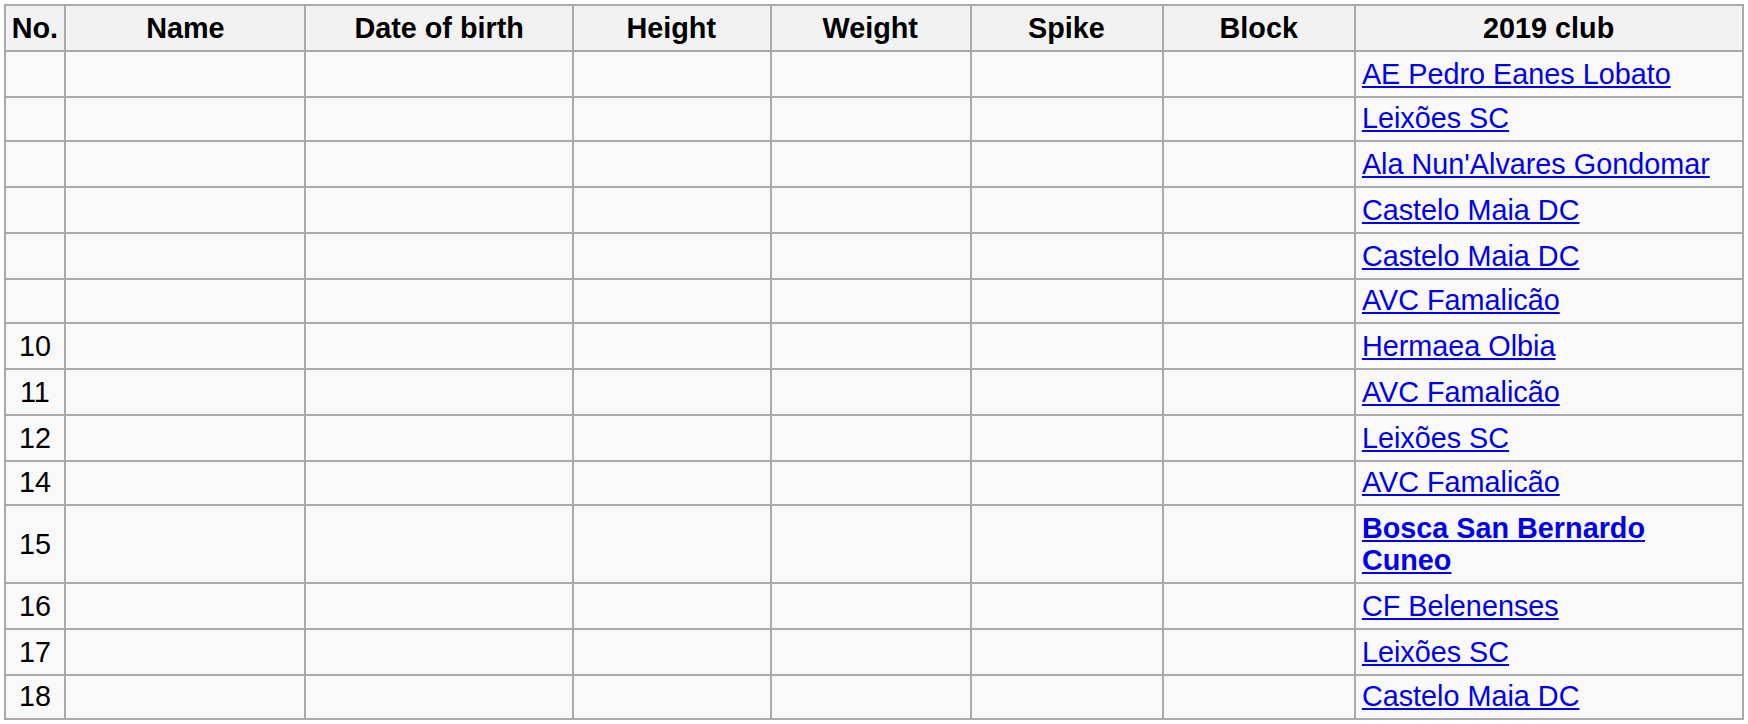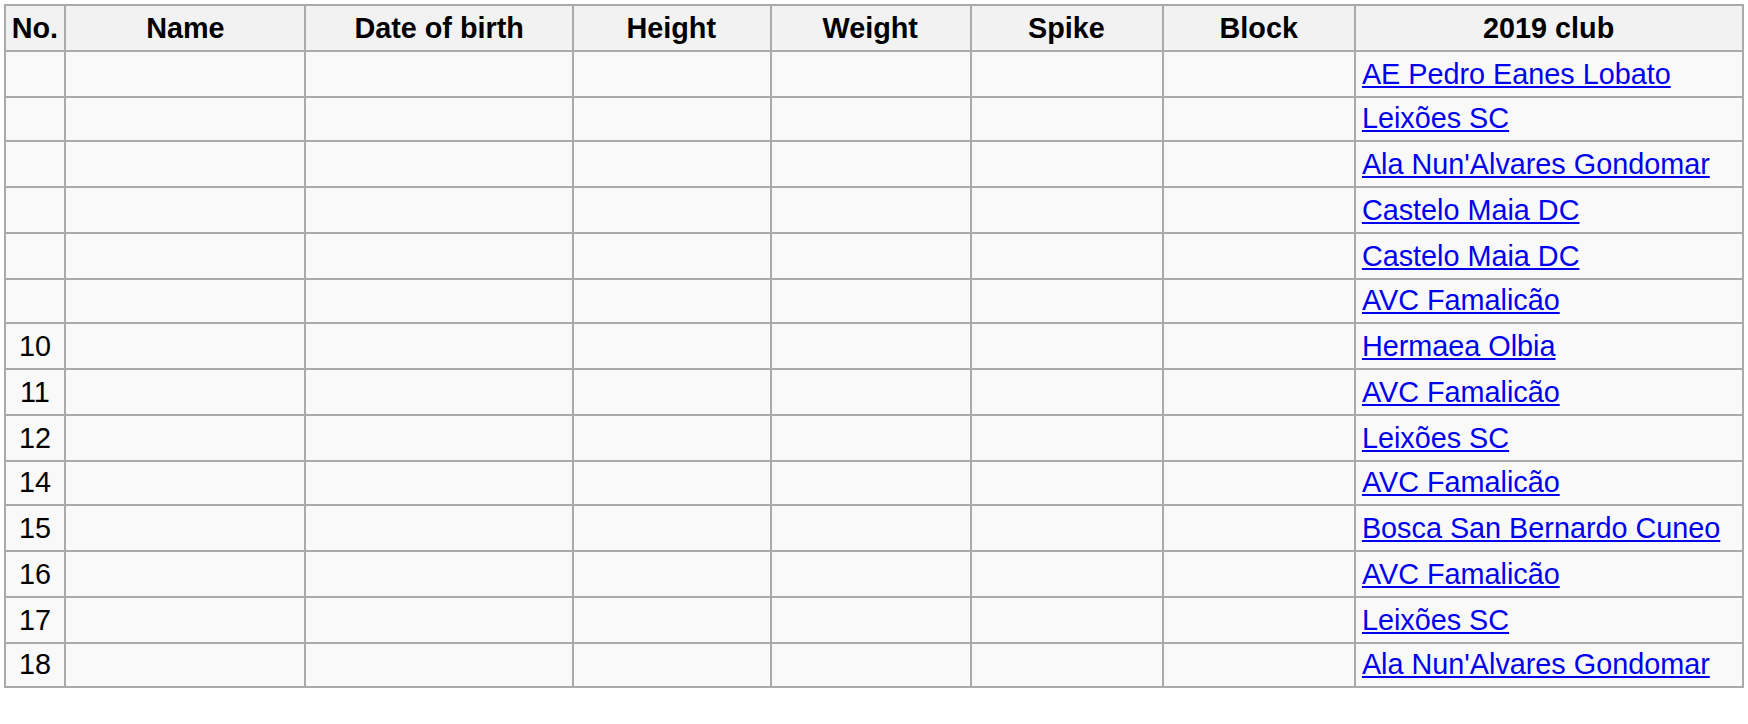(1503, 545) bold -> (1541, 529) normal
(1460, 606) CF Belenenses -> (1461, 574) AVC Famalicão
(1471, 697) Castelo Maia DC -> (1536, 665) Ala Nun'Alvares Gondomar
